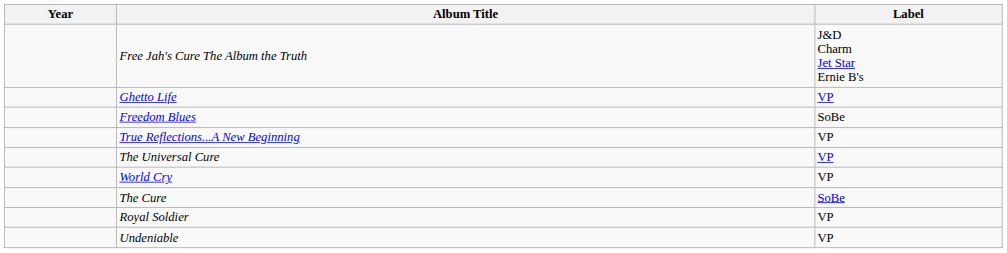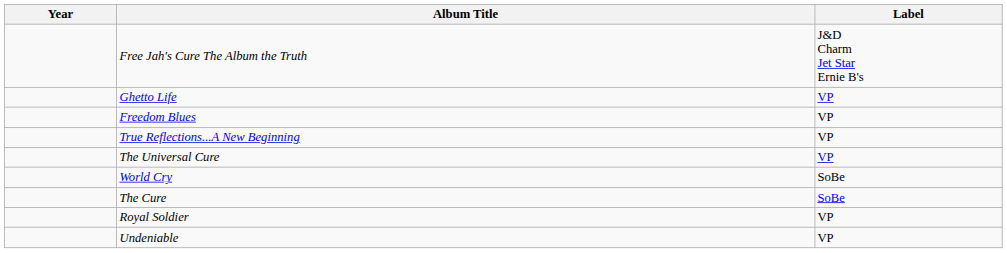(831, 117) SoBe -> (826, 117) VP
(826, 177) VP -> (831, 177) SoBe
